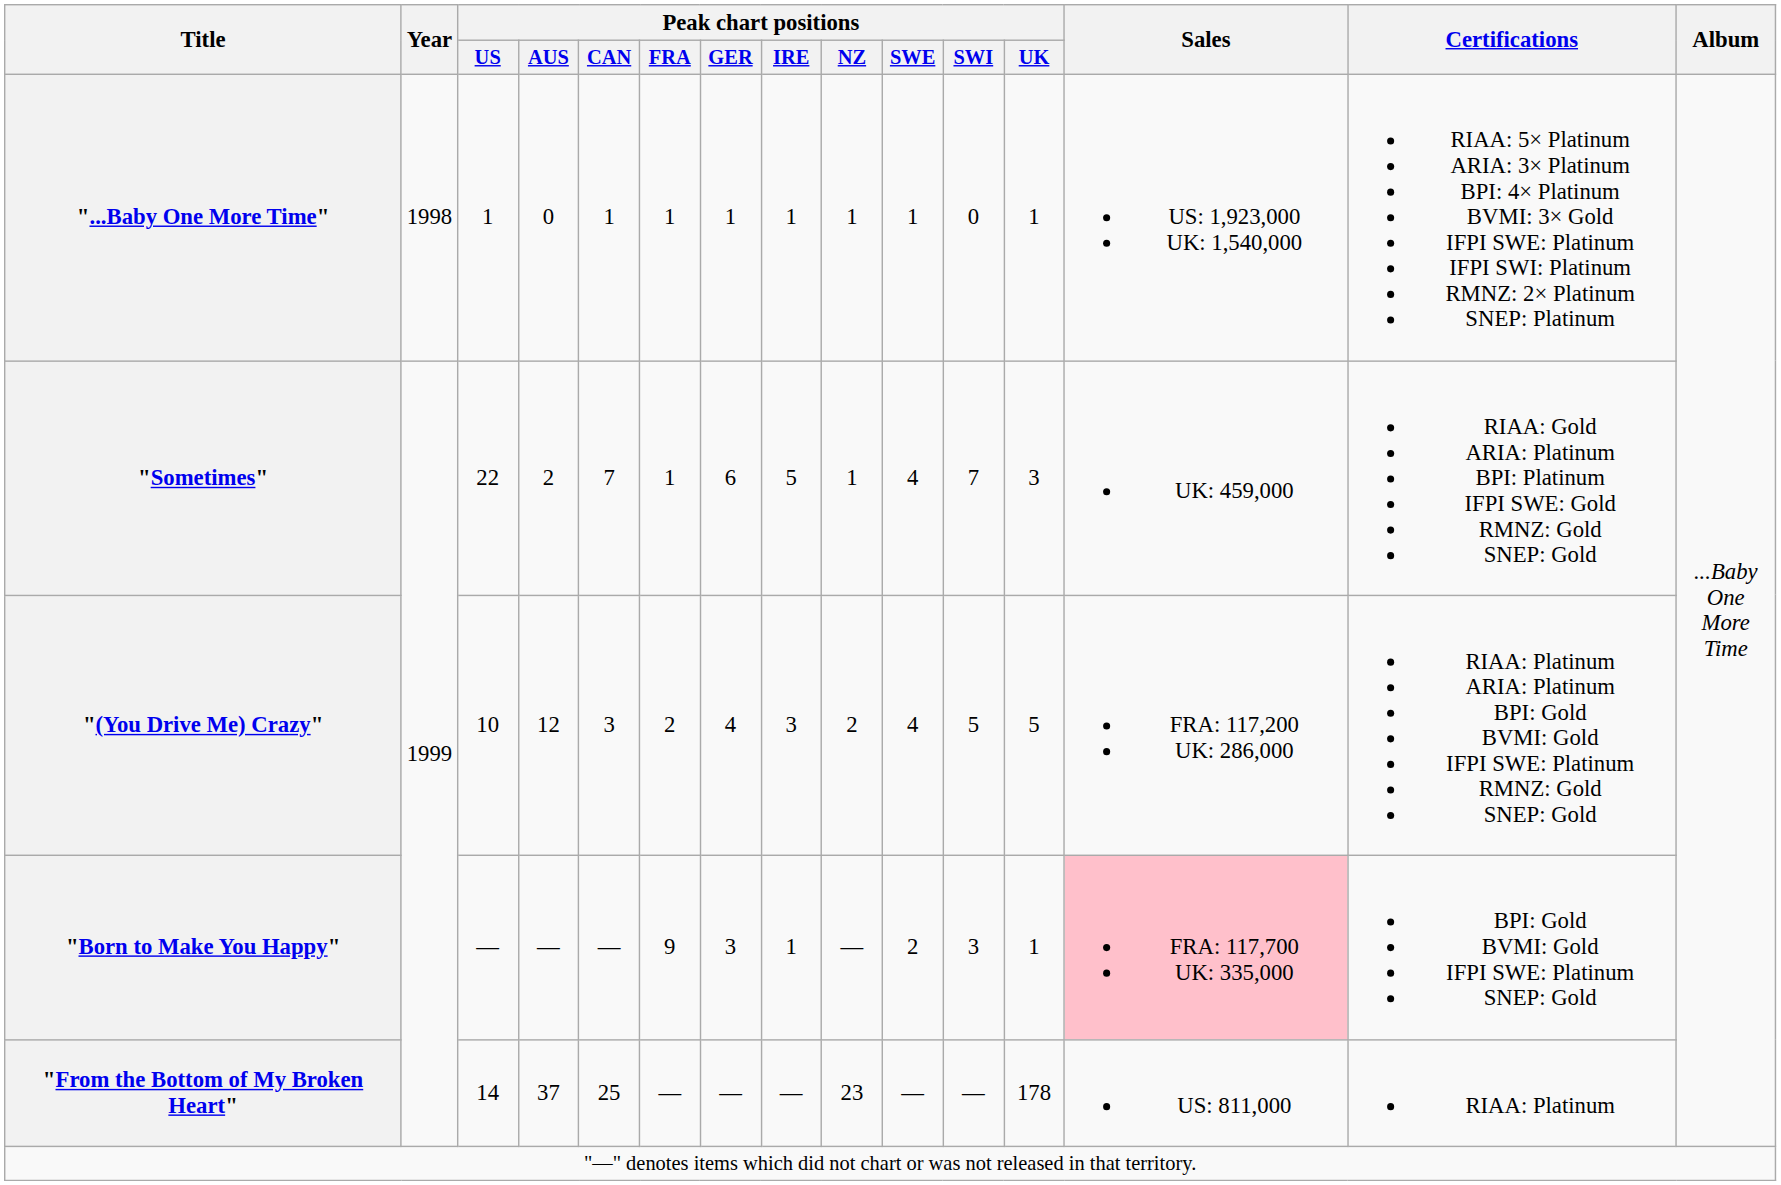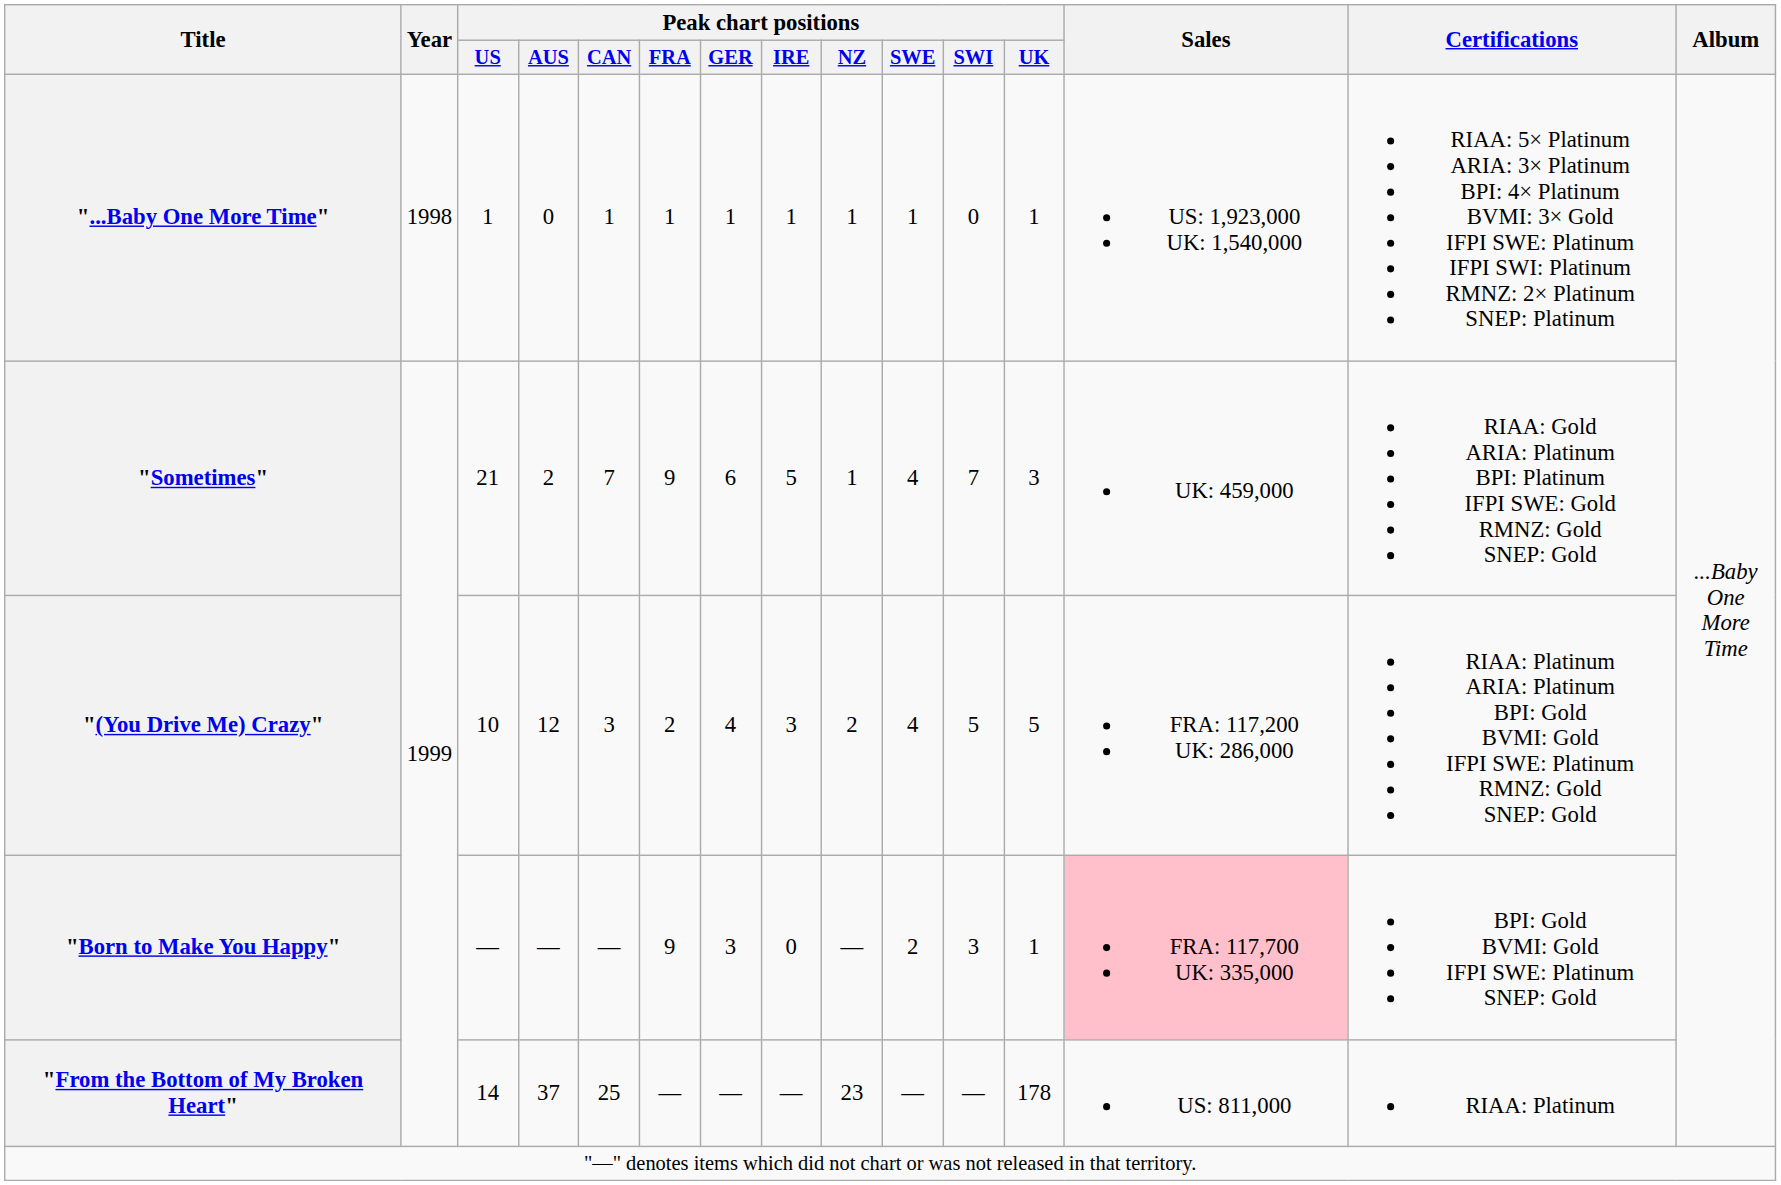(488, 477) 22 -> (488, 477) 21
(670, 477) 1 -> (670, 477) 9
(791, 947) 1 -> (791, 947) 0
